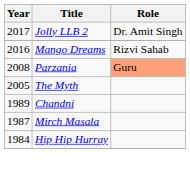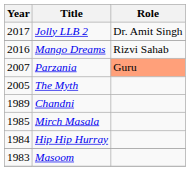(18, 67) 2008 -> (18, 67) 2007
(18, 121) 1987 -> (18, 121) 1985
+ row: (54, 157)
